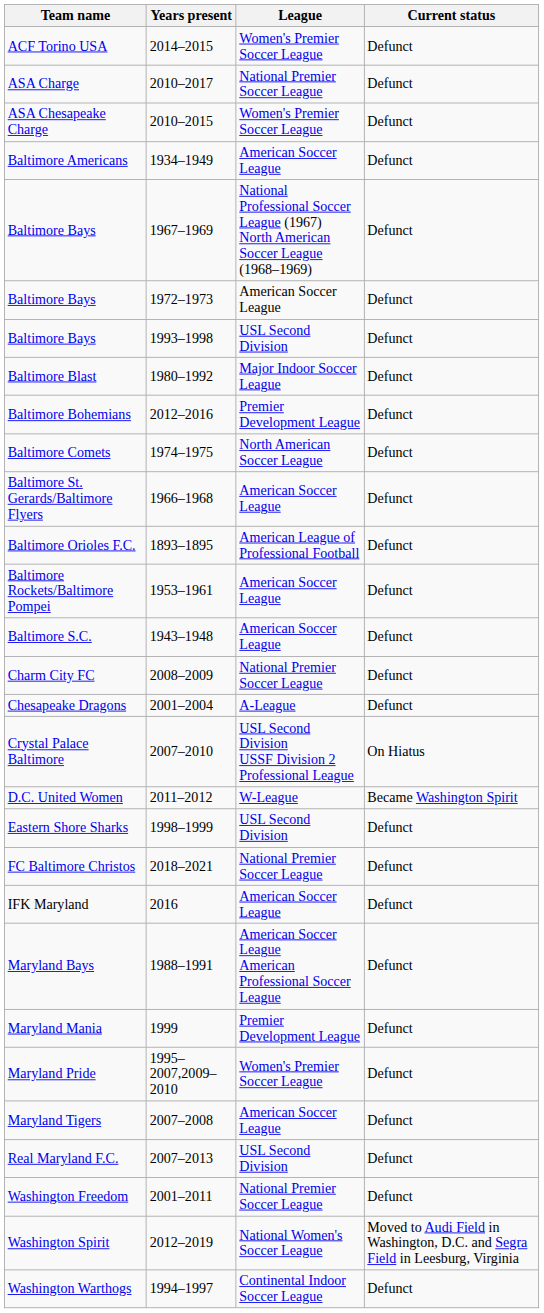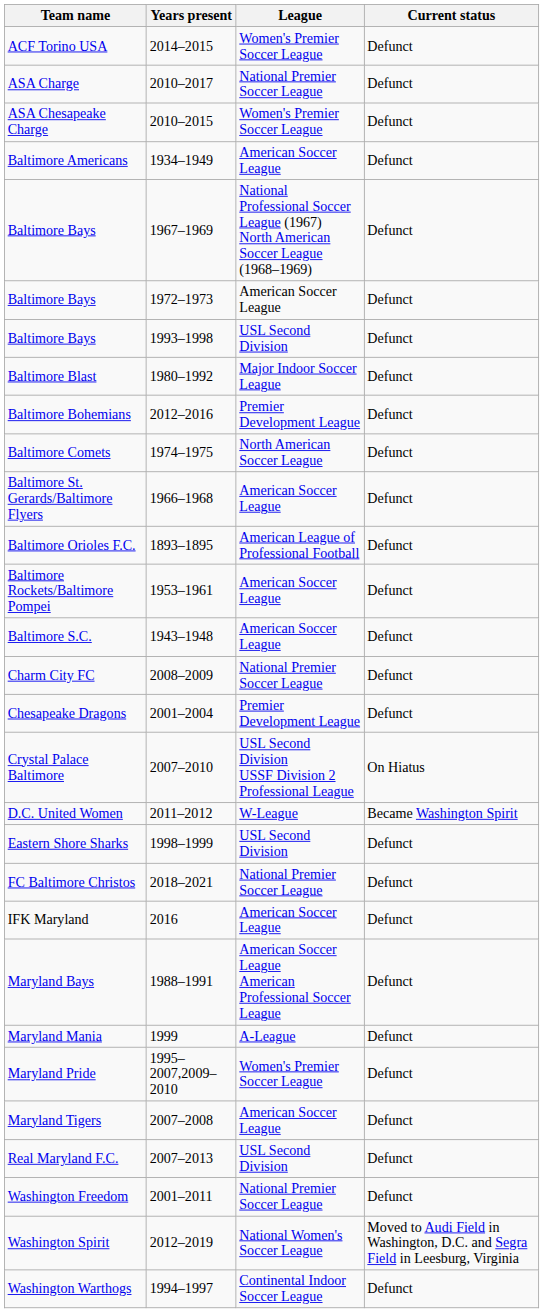(267, 705) A-League -> (300, 713) Premier Development League
(300, 1028) Premier Development League -> (267, 1036) A-League
